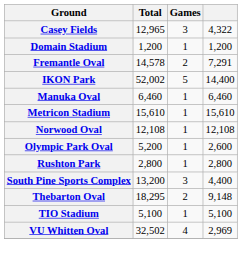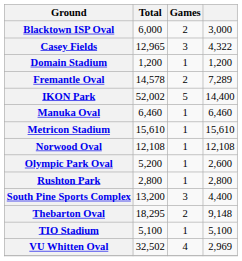+ row: (69, 29)
(220, 63) 7,291 -> (220, 79) 7,289
